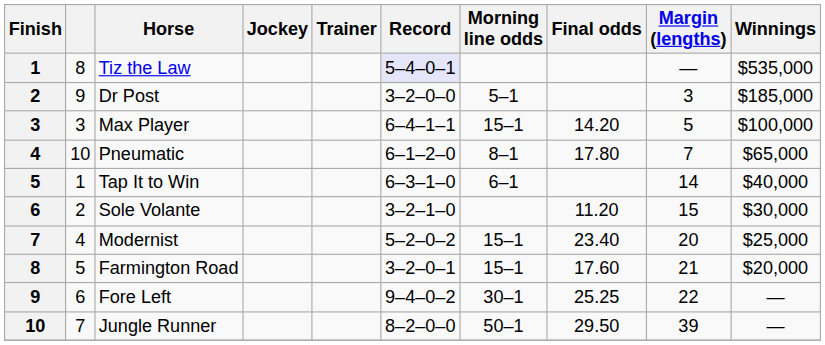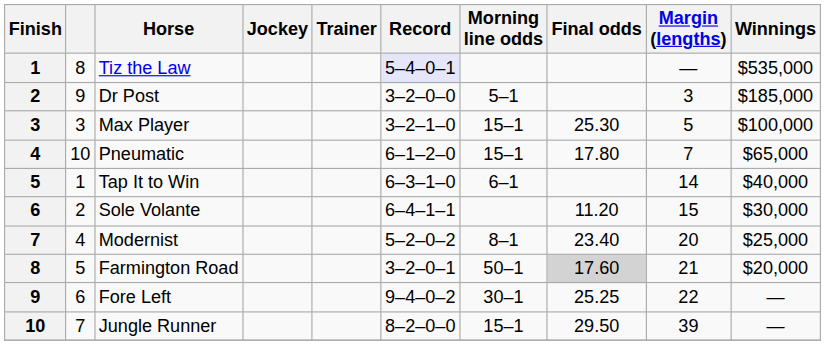(420, 125) 6–4–1–1 -> (420, 125) 3–2–1–0
(597, 125) 14.20 -> (597, 125) 25.30
(503, 153) 8–1 -> (503, 153) 15–1
(420, 211) 3–2–1–0 -> (420, 211) 6–4–1–1
(503, 239) 15–1 -> (503, 239) 8–1
(503, 268) 15–1 -> (503, 268) 50–1
(597, 268) no background -> (597, 268) lightgrey background
(503, 325) 50–1 -> (503, 325) 15–1
